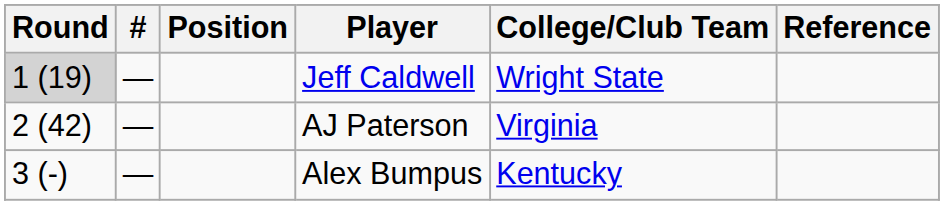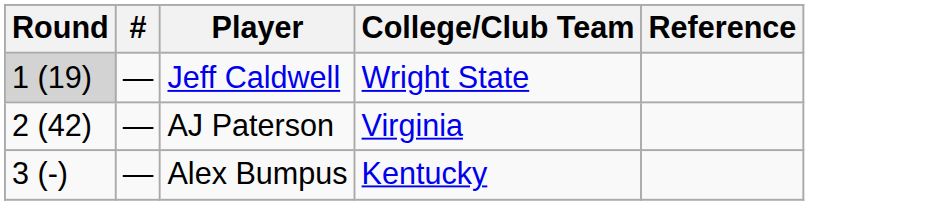- column: (228, 28)
